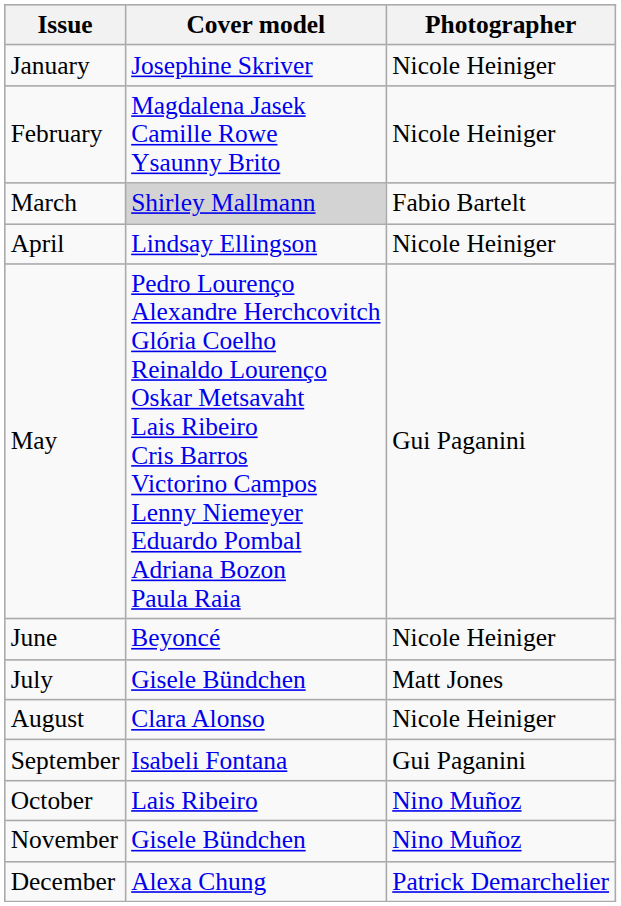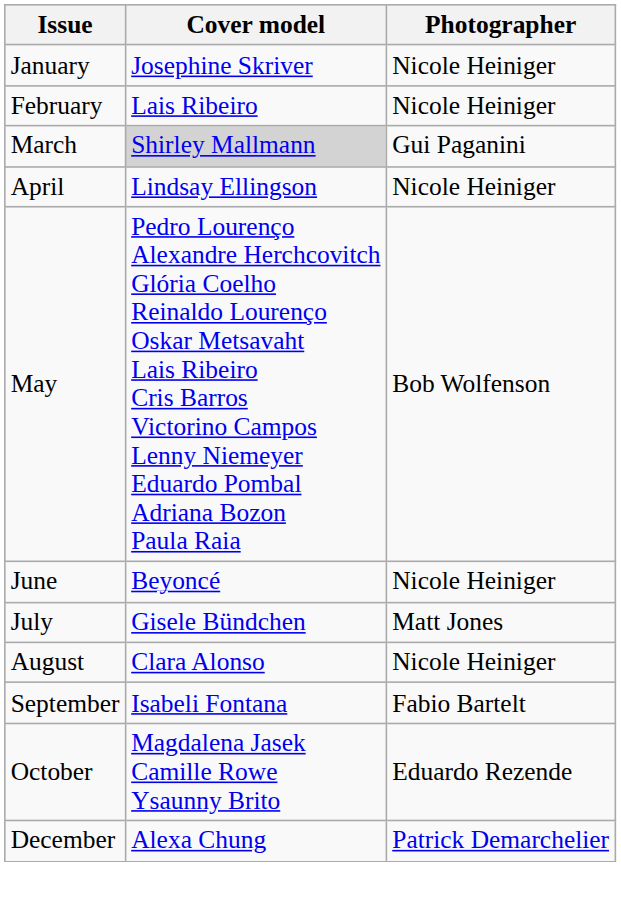(218, 133) Magdalena Jasek Camille Rowe Ysaunny Brito -> (194, 105) Lais Ribeiro
(459, 202) Fabio Bartelt -> (459, 145) Gui Paganini
(459, 441) Gui Paganini -> (471, 383) Bob Wolfenson
(459, 759) Gui Paganini -> (459, 702) Fabio Bartelt
(194, 800) Lais Ribeiro -> (218, 771) Magdalena Jasek Camille Rowe Ysaunny Brito
(457, 800) Nino Muñoz -> (482, 771) Eduardo Rezende
- row: (64, 840)
